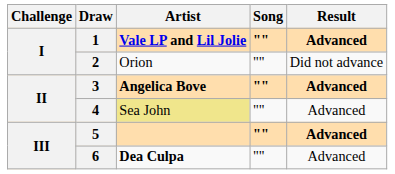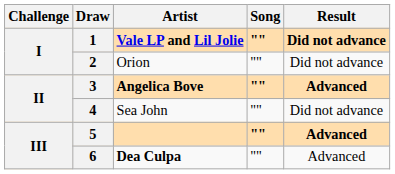(336, 40) Advanced -> (336, 40) Did not advance
(145, 110) khaki background -> (142, 110) no background
(336, 110) Advanced -> (336, 110) Did not advance
